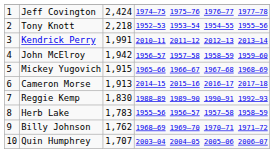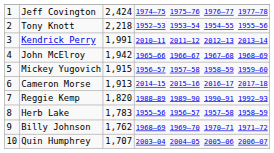(202, 55) 1956–57 1957–58 1958–59 1959–60 -> (202, 55) 1965–66 1966–67 1967–68 1968–69
(202, 69) 1965–66 1966–67 1967–68 1968–69 -> (202, 69) 1956–57 1957–58 1958–59 1959–60
(119, 98) 1,830 -> (119, 98) 1,820
